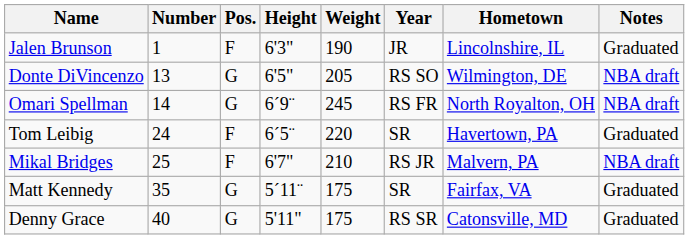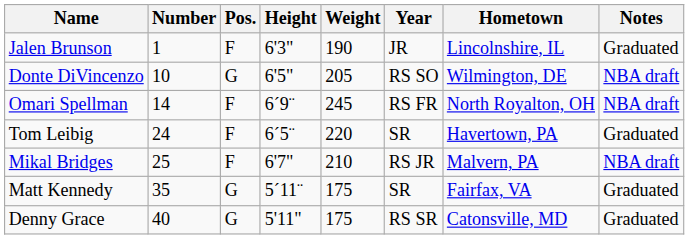(161, 76) 13 -> (161, 76) 10
(231, 104) G -> (230, 104) F
